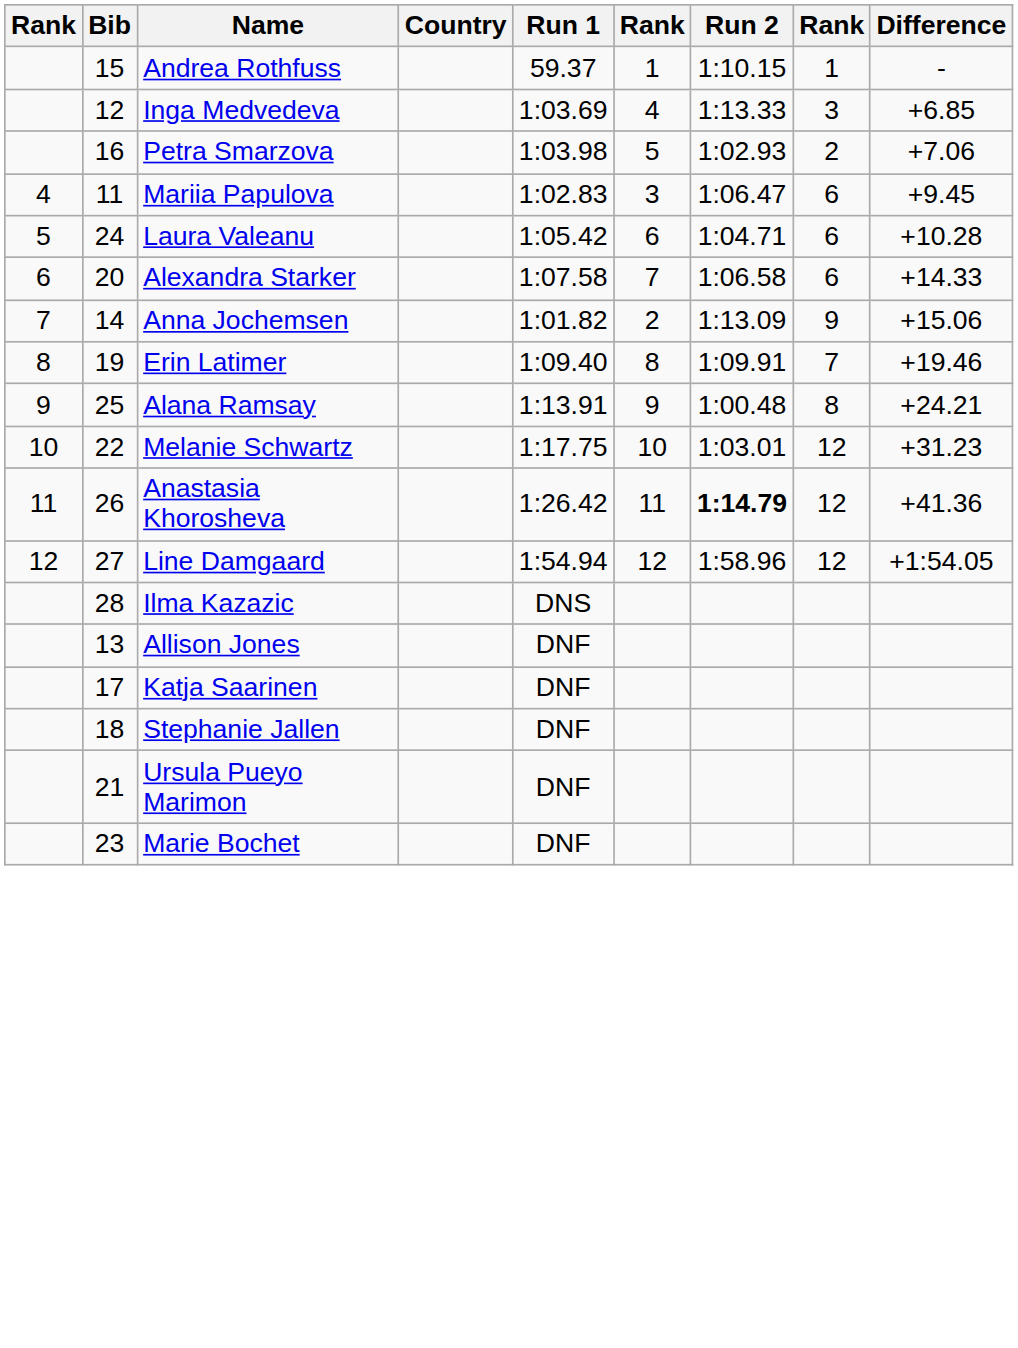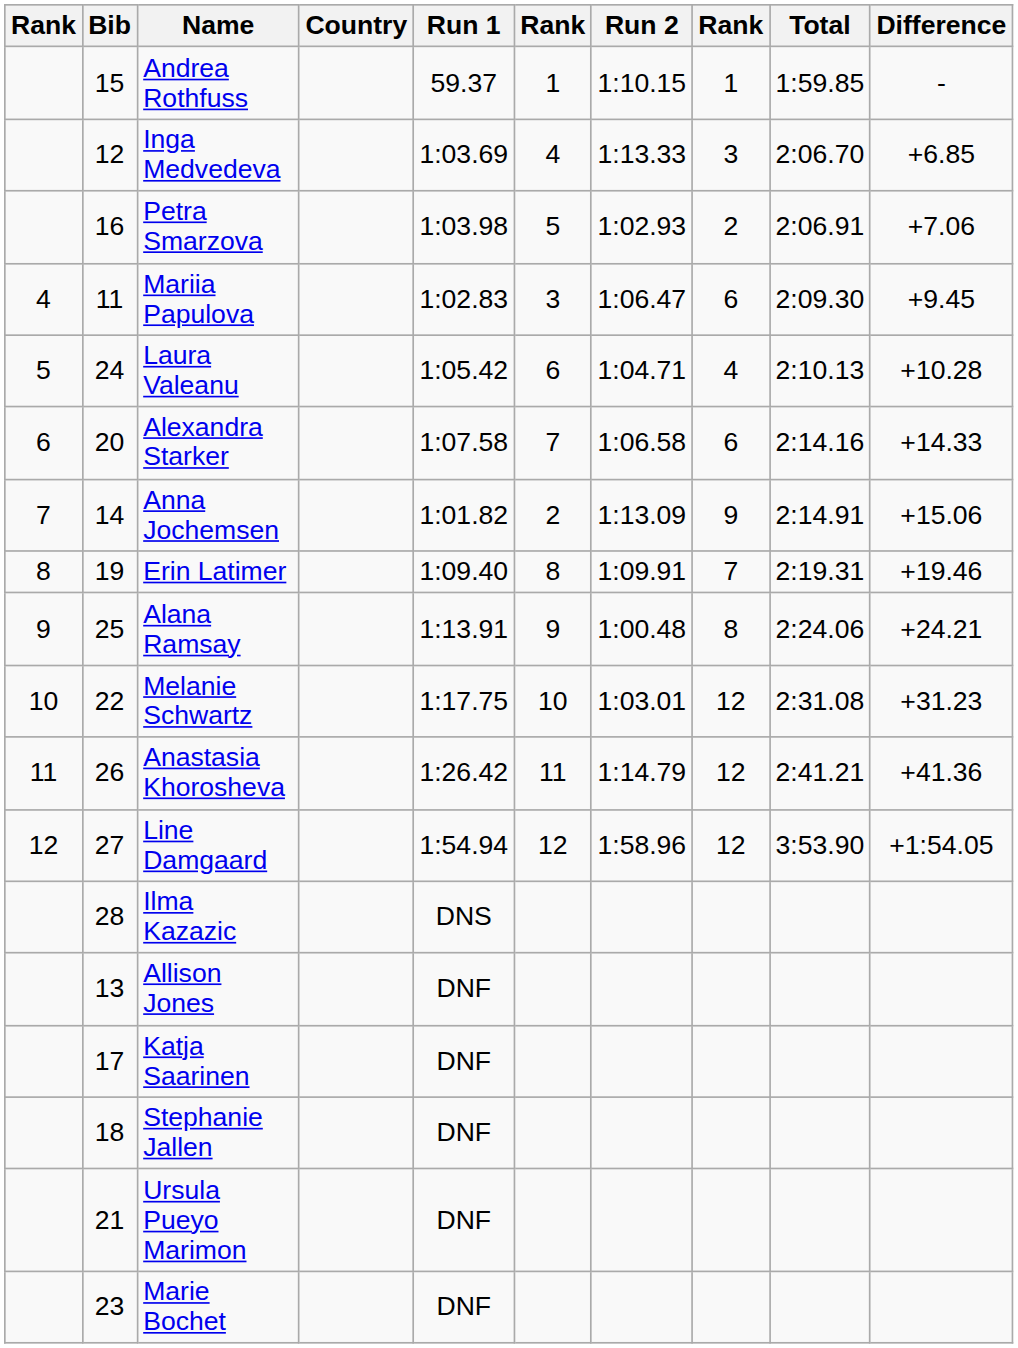+ column: (820, 25)
(832, 236) 6 -> (731, 370) 4
(742, 503) bold -> (642, 772) normal
